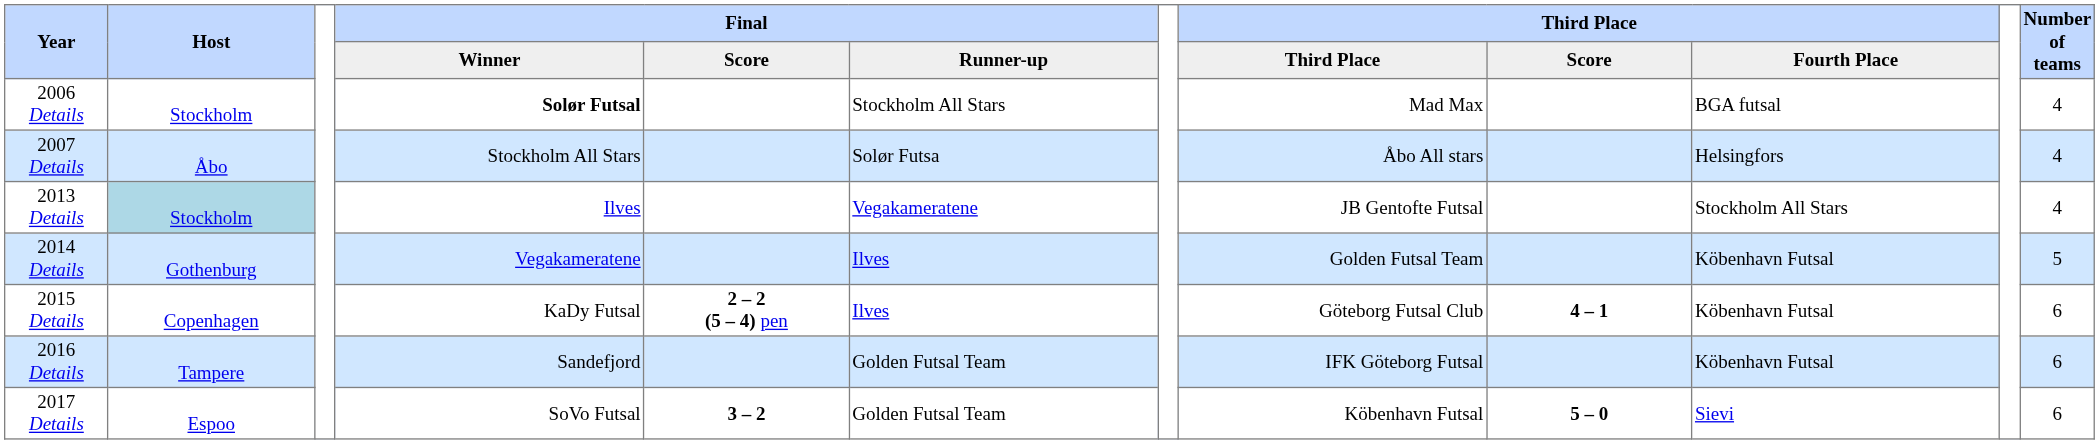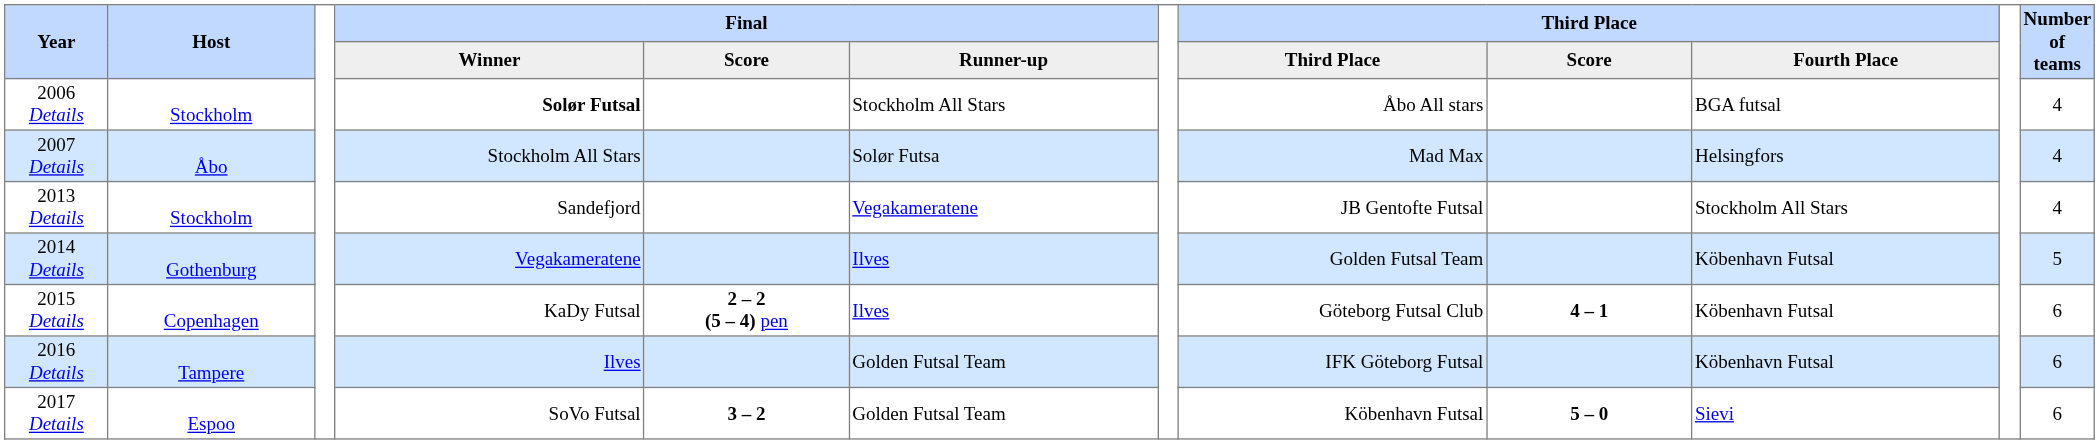(1446, 104) Mad Max -> (1433, 104) Åbo All stars
(1433, 155) Åbo All stars -> (1446, 155) Mad Max
(211, 218) lightblue background -> (211, 218) no background
(622, 207) Ilves -> (599, 207) Sandefjord
(599, 361) Sandefjord -> (622, 361) Ilves
